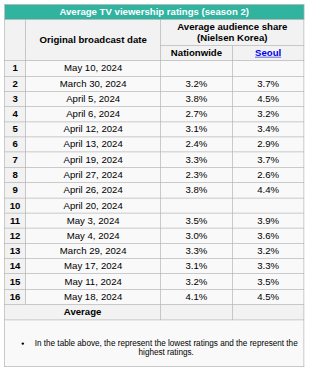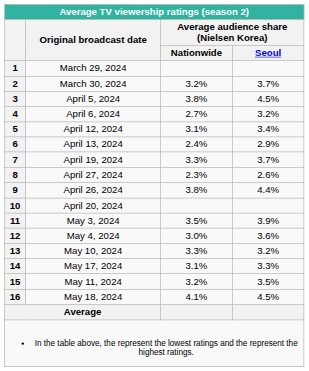(93, 68) May 10, 2024 -> (93, 68) March 29, 2024
(93, 251) March 29, 2024 -> (93, 251) May 10, 2024
